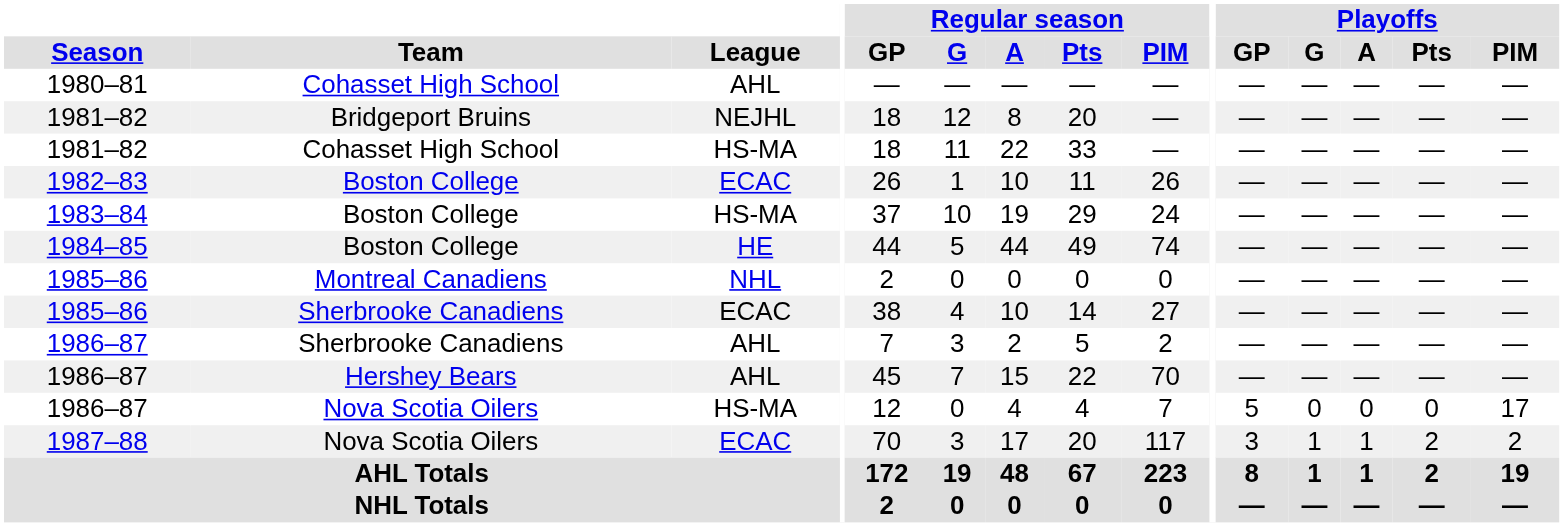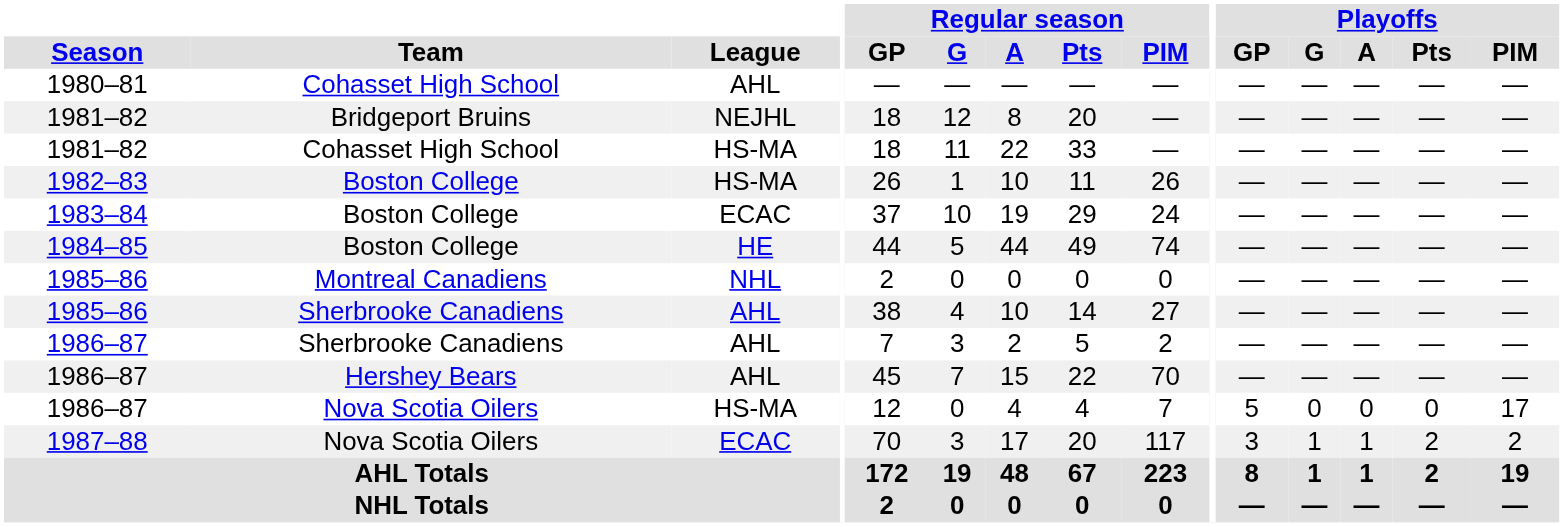(755, 181) ECAC -> (755, 181) HS-MA
(755, 214) HS-MA -> (755, 214) ECAC
(755, 311) ECAC -> (755, 311) AHL
